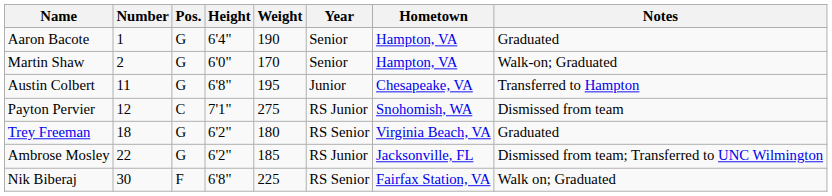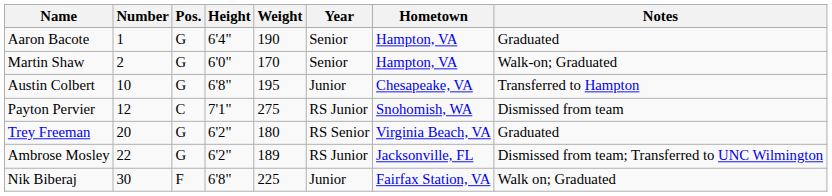(124, 86) 11 -> (124, 86) 10
(124, 132) 18 -> (124, 132) 20
(268, 156) 185 -> (268, 156) 189
(339, 179) RS Senior -> (328, 179) Junior
